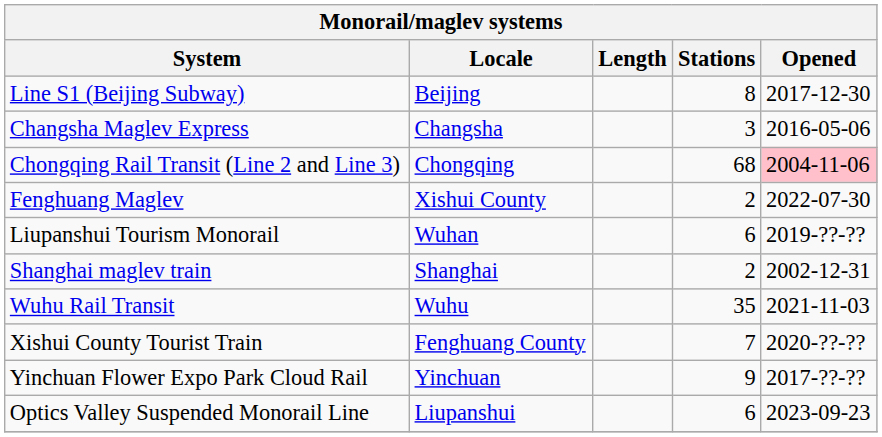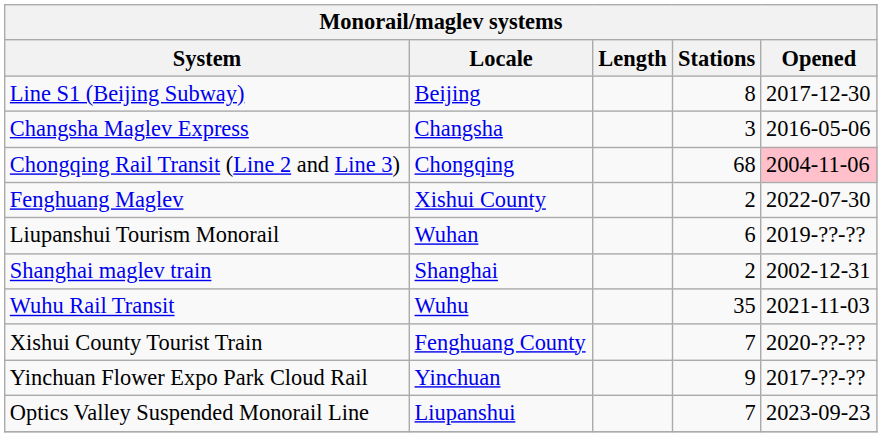(750, 413) 6 -> (750, 413) 7
